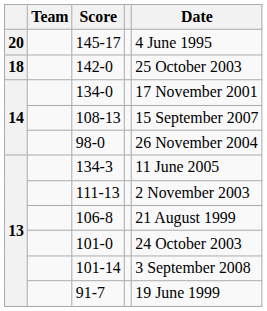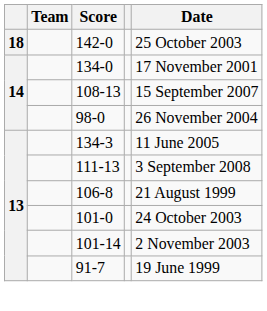- row: (98, 42)
(193, 192) 2 November 2003 -> (193, 167) 3 September 2008
(193, 268) 3 September 2008 -> (193, 243) 2 November 2003
